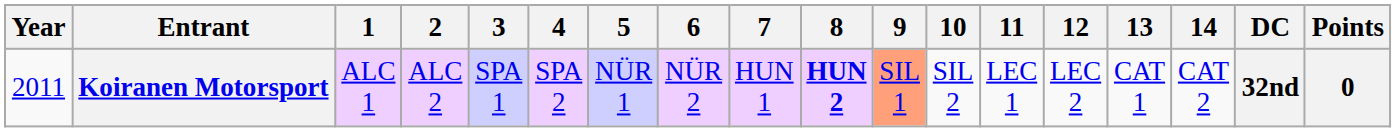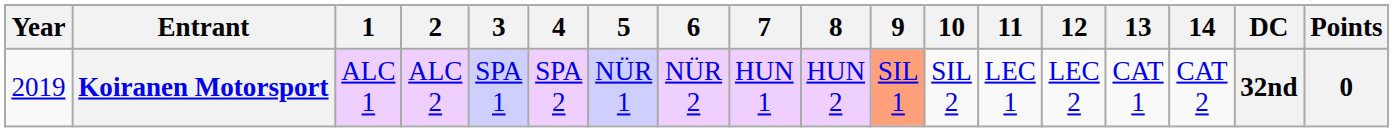(38, 86) 2011 -> (38, 86) 2019
(836, 86) bold -> (836, 86) normal
